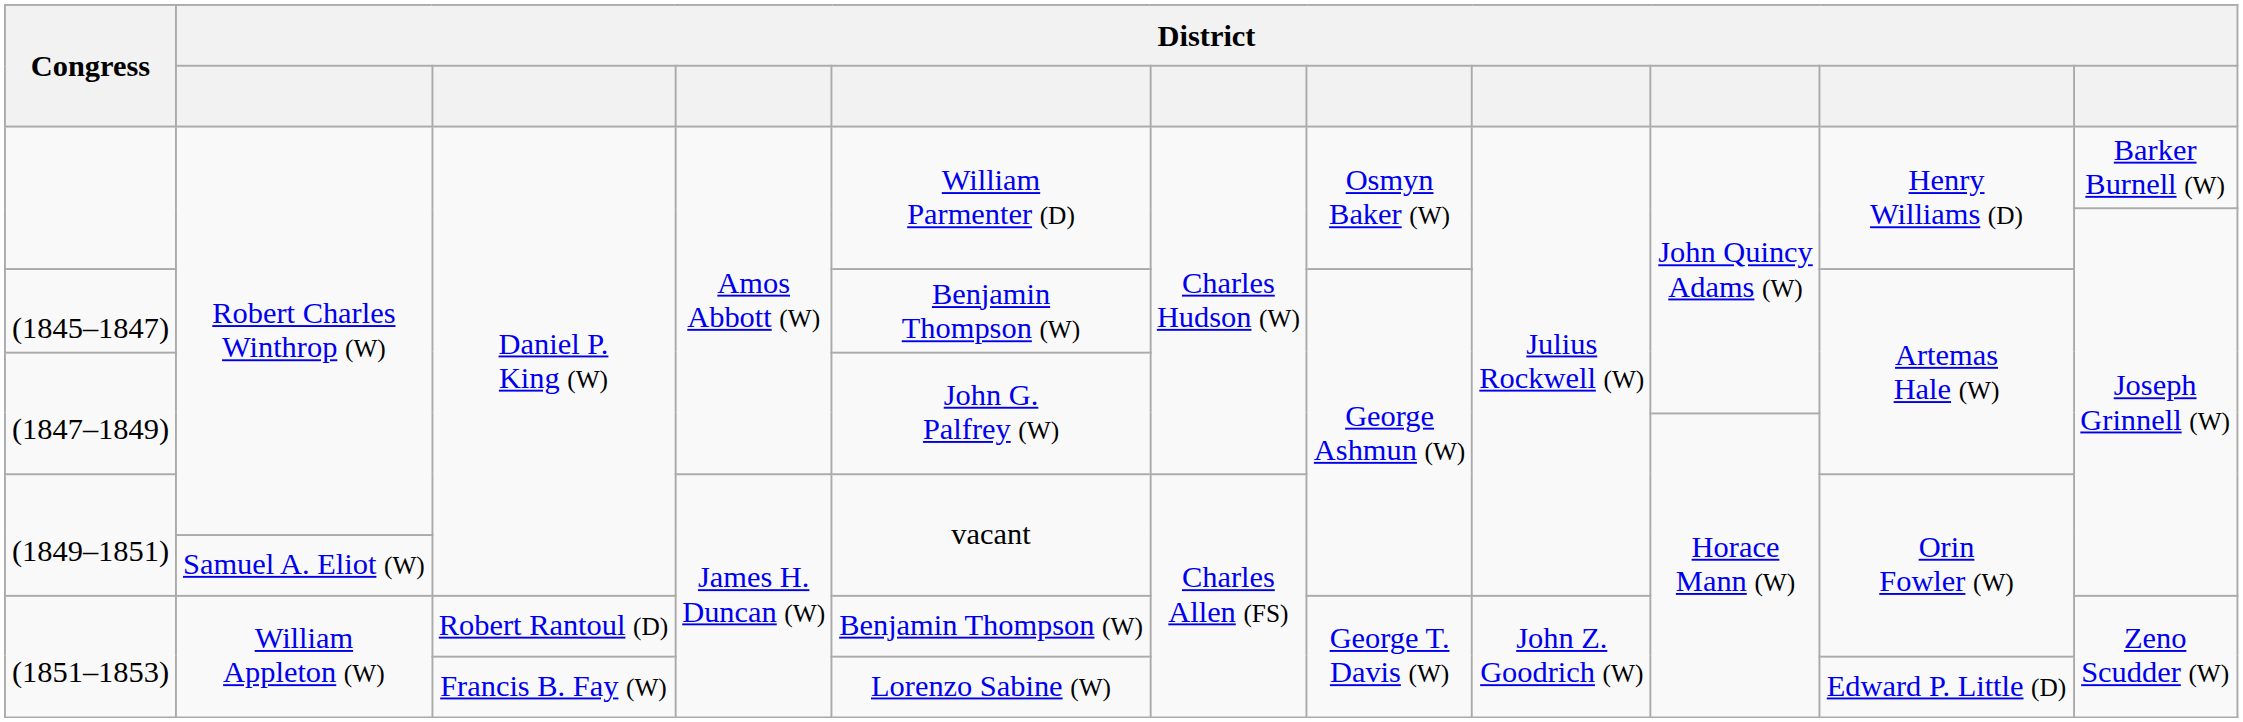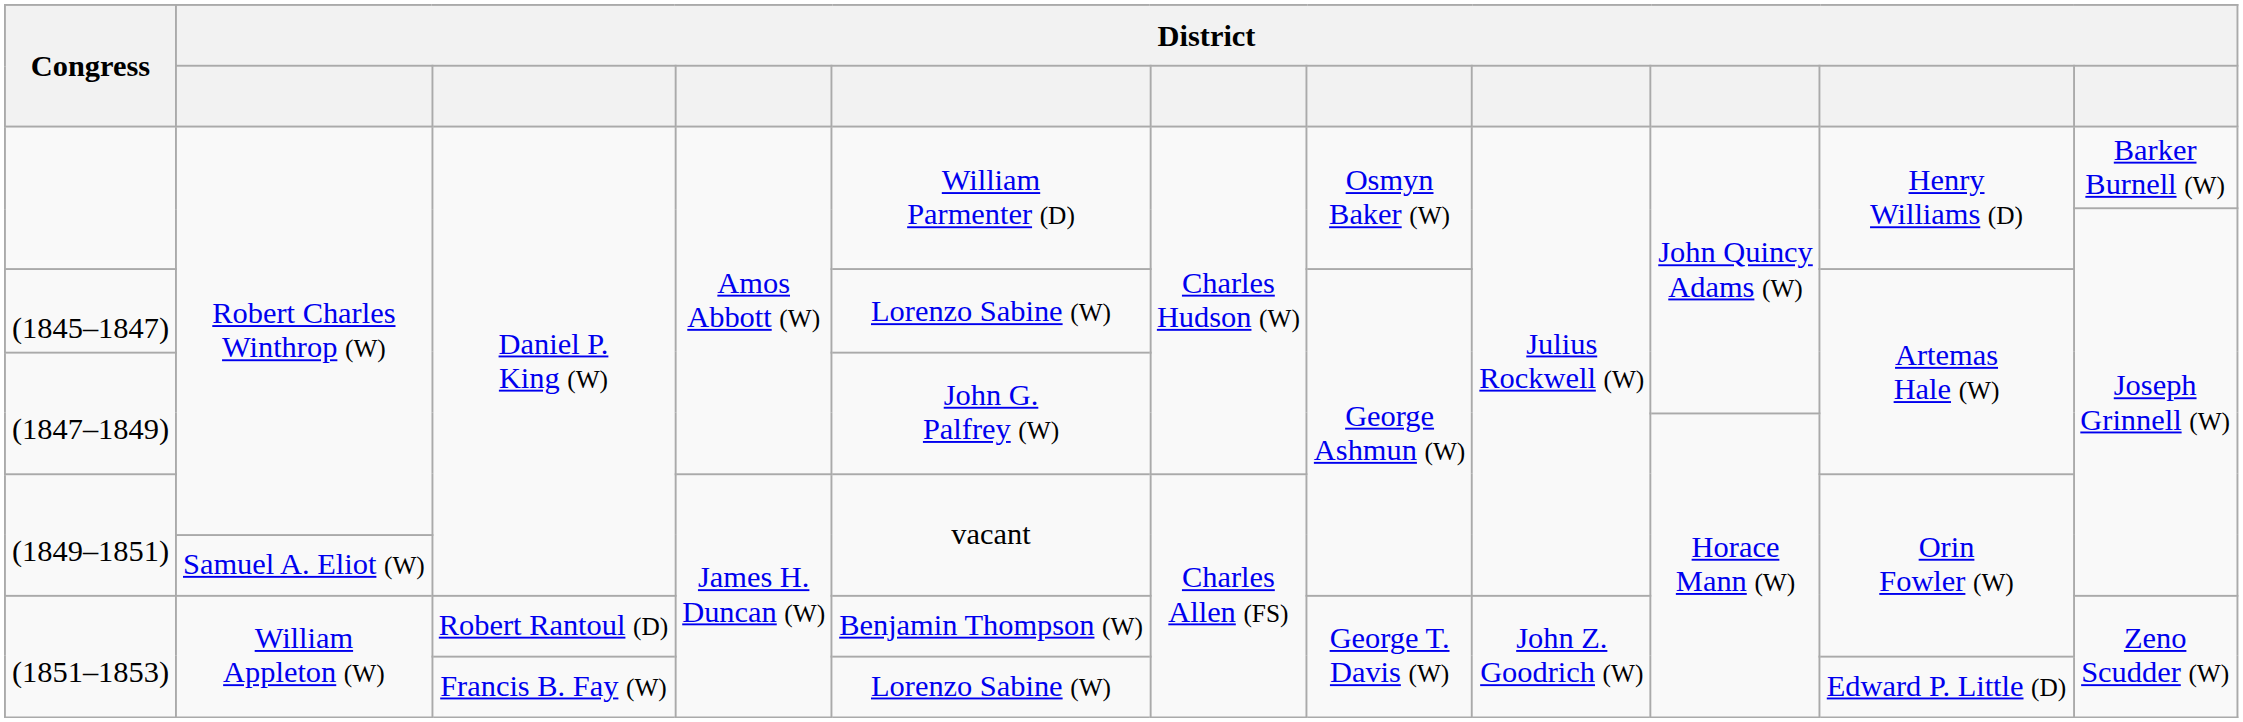(991, 310) Benjamin Thompson (W) -> (991, 310) Lorenzo Sabine (W)
